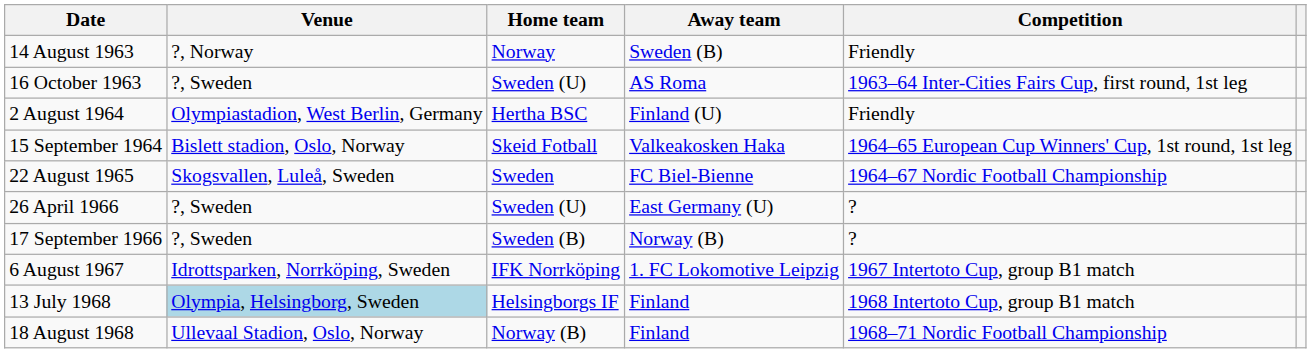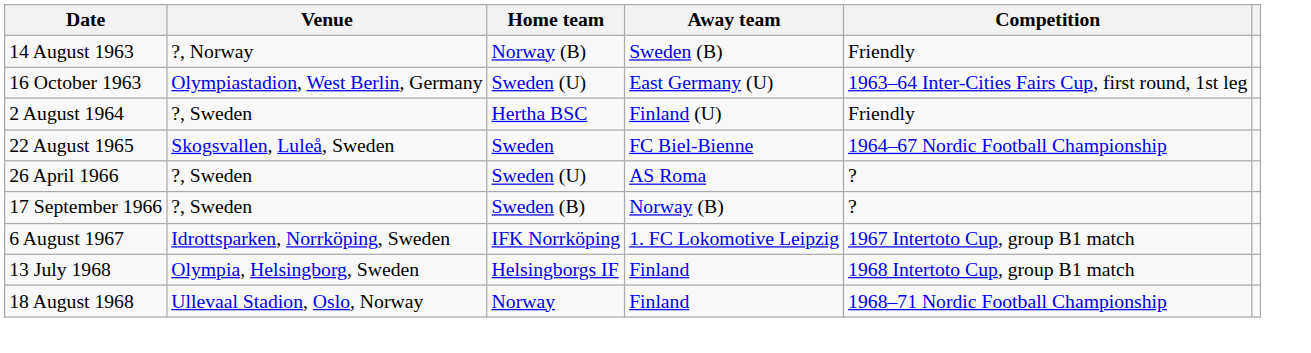(523, 51) Norway -> (539, 51) Norway (B)
(212, 82) ?, Sweden -> (327, 82) Olympiastadion, West Berlin, Germany
(668, 82) AS Roma -> (701, 82) East Germany (U)
(327, 113) Olympiastadion, West Berlin, Germany -> (212, 113) ?, Sweden
- row: (86, 144)
(701, 207) East Germany (U) -> (668, 176) AS Roma
(295, 301) lightblue background -> (295, 269) no background
(539, 332) Norway (B) -> (523, 301) Norway
